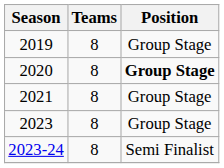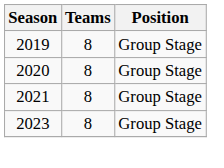(170, 70) bold -> (160, 70) normal
- row: (36, 149)
